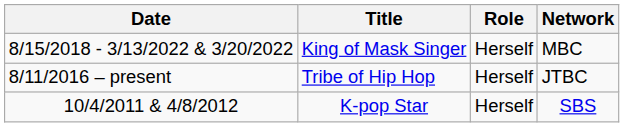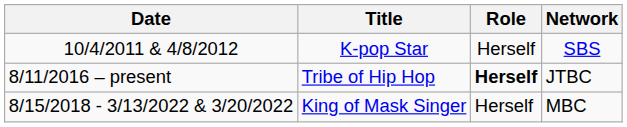rows swapped: (384, 106) <-> (384, 48)
(504, 77) normal -> (506, 77) bold
